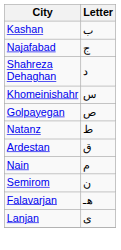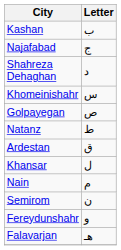+ row: (27, 165)
+ row: (43, 218)
- row: (23, 218)
